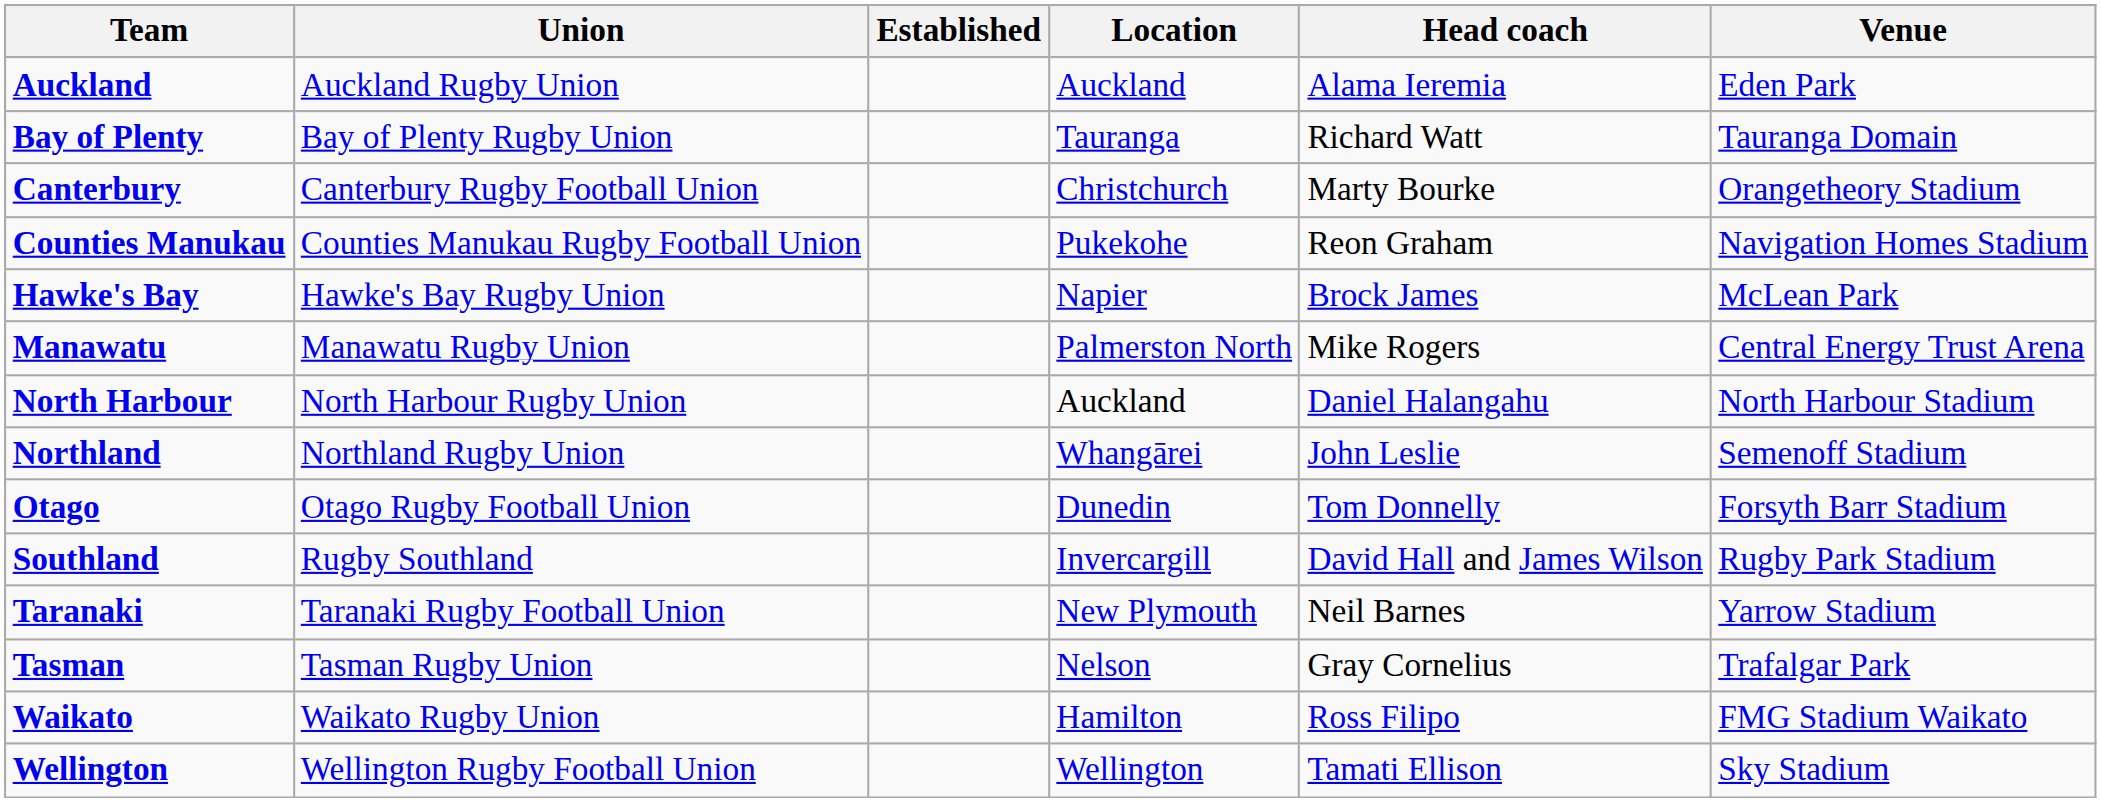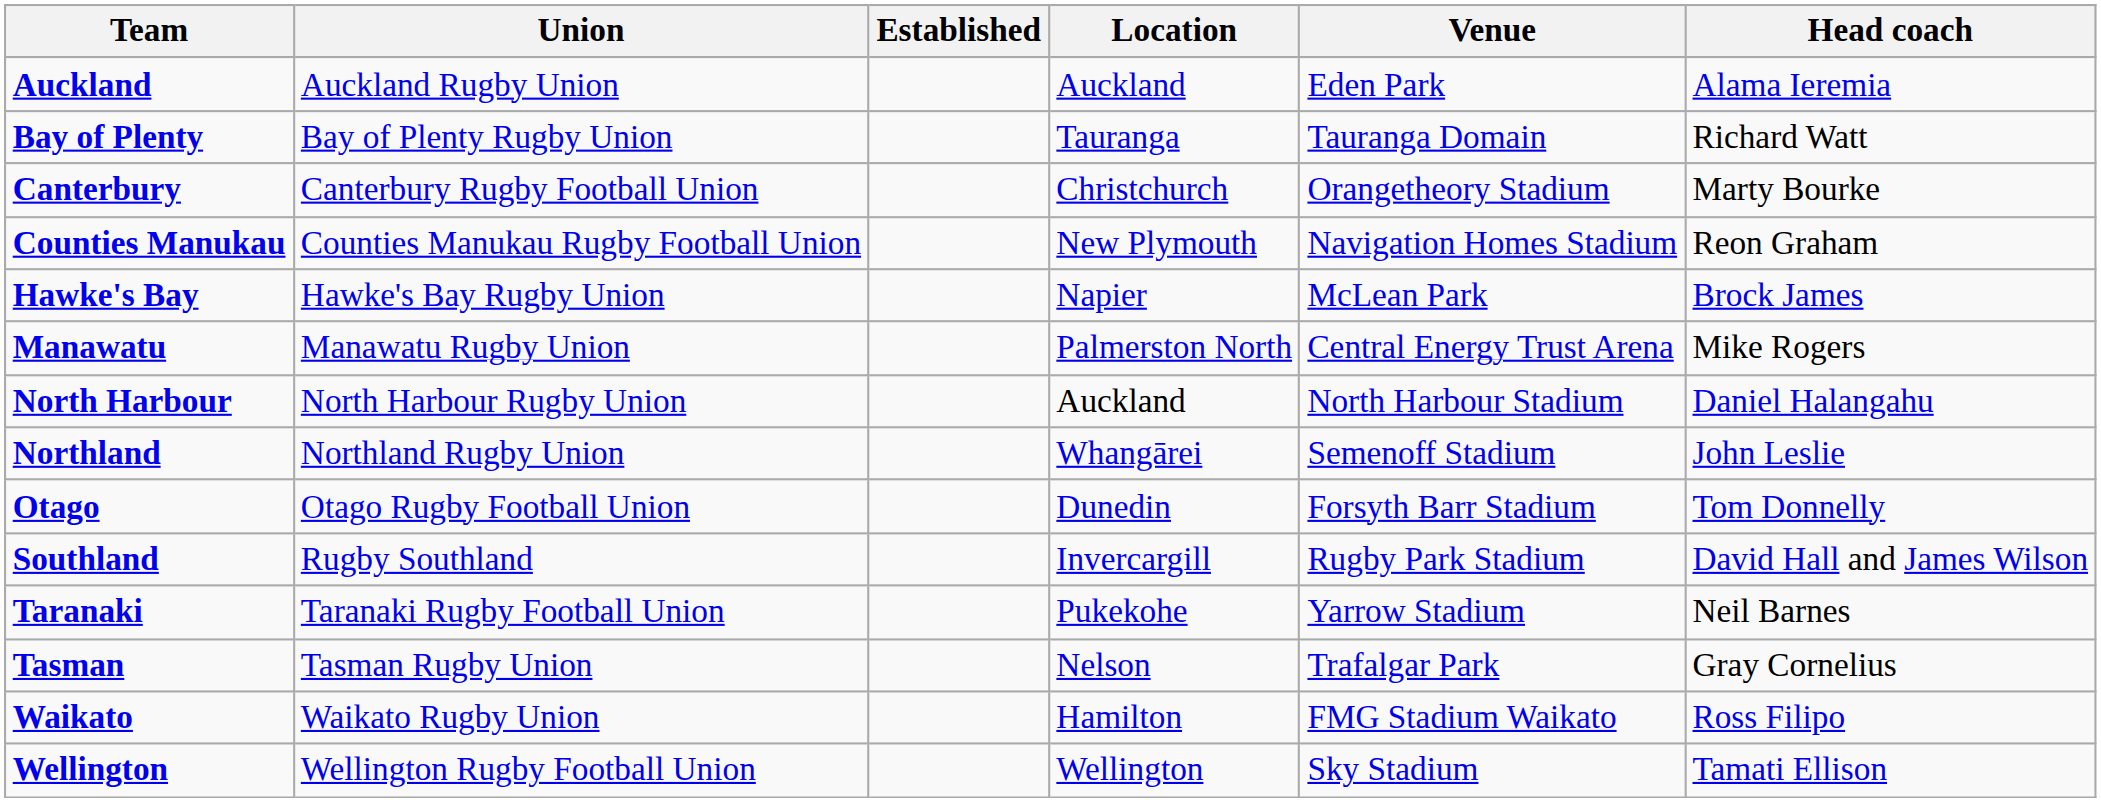columns swapped: (1903, 30) <-> (1505, 30)
(1122, 242) Pukekohe -> (1157, 242) New Plymouth
(1157, 611) New Plymouth -> (1122, 611) Pukekohe
